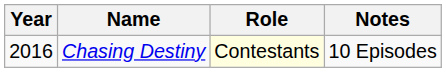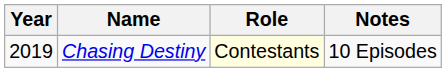(31, 51) 2016 -> (31, 51) 2019
